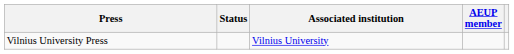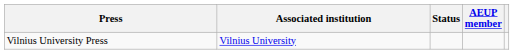columns swapped: (356, 18) <-> (233, 18)
